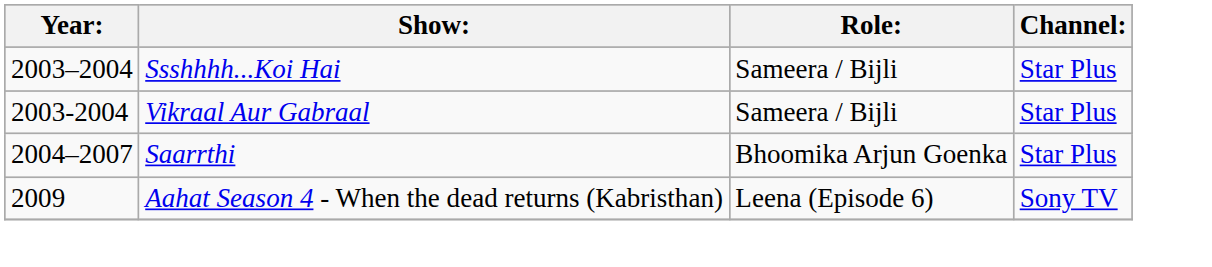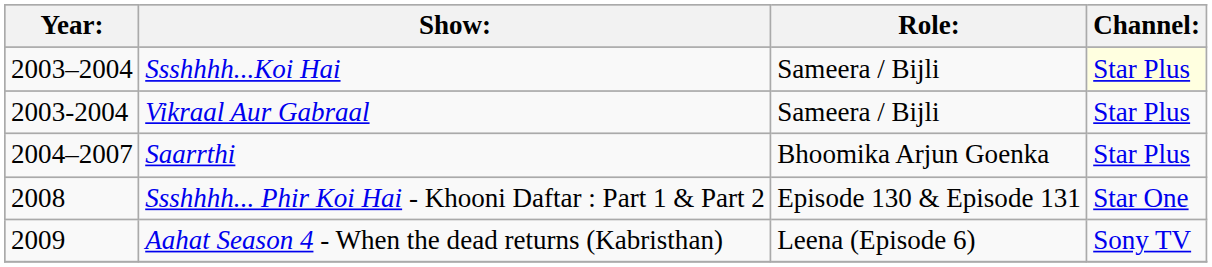(1068, 68) no background -> (1142, 68) lightyellow background
+ row: (455, 197)
